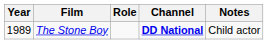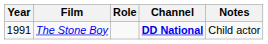(19, 30) 1989 -> (19, 30) 1991
